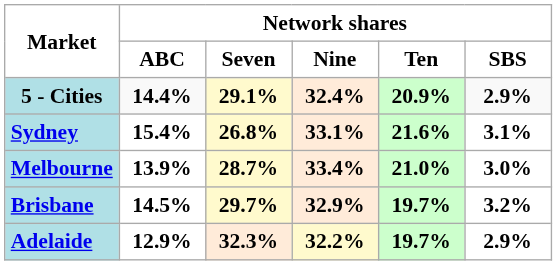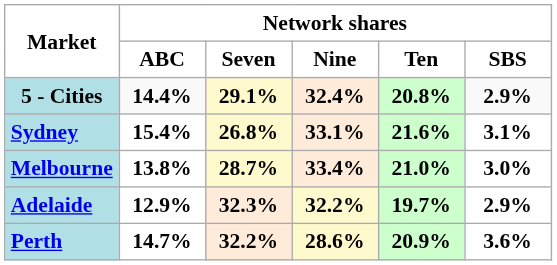(421, 95) 20.9% -> (421, 95) 20.8%
(162, 168) 13.9% -> (162, 168) 13.8%
- row: (52, 204)
+ row: (37, 241)
